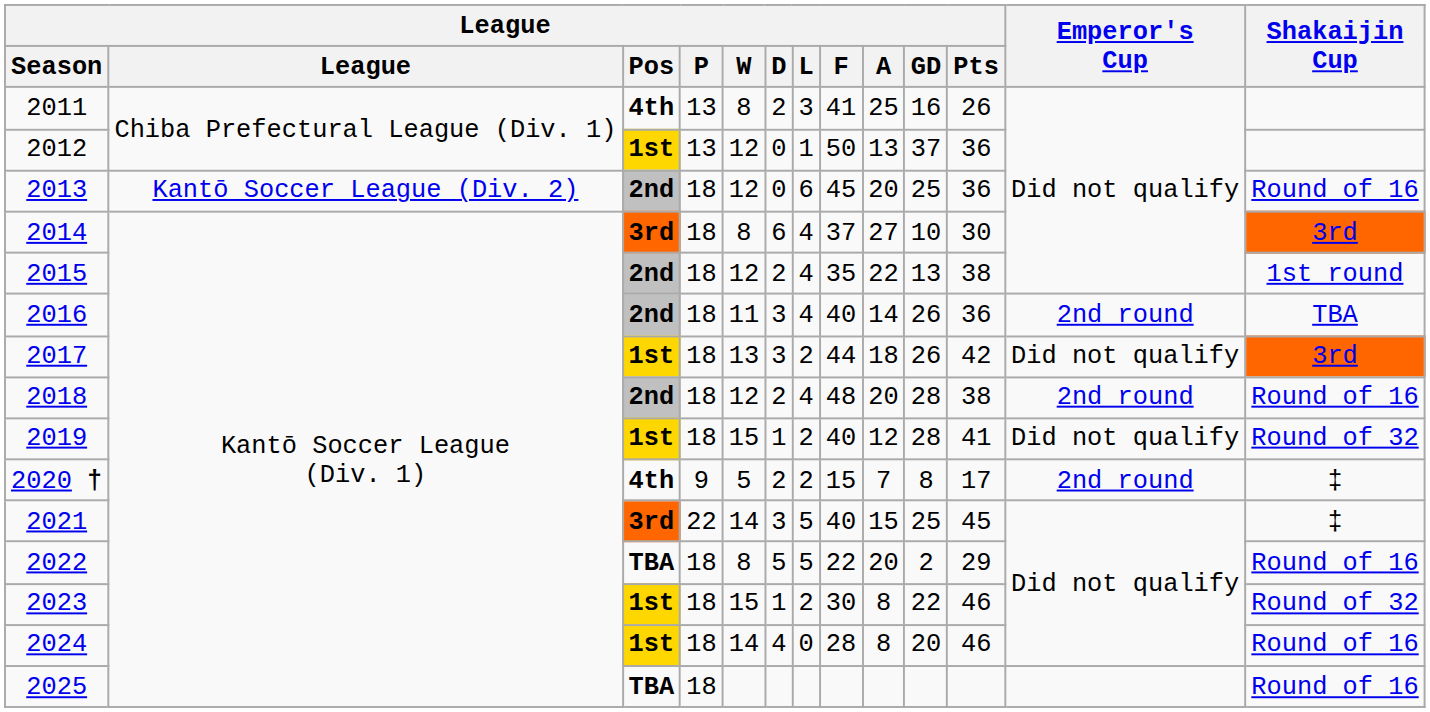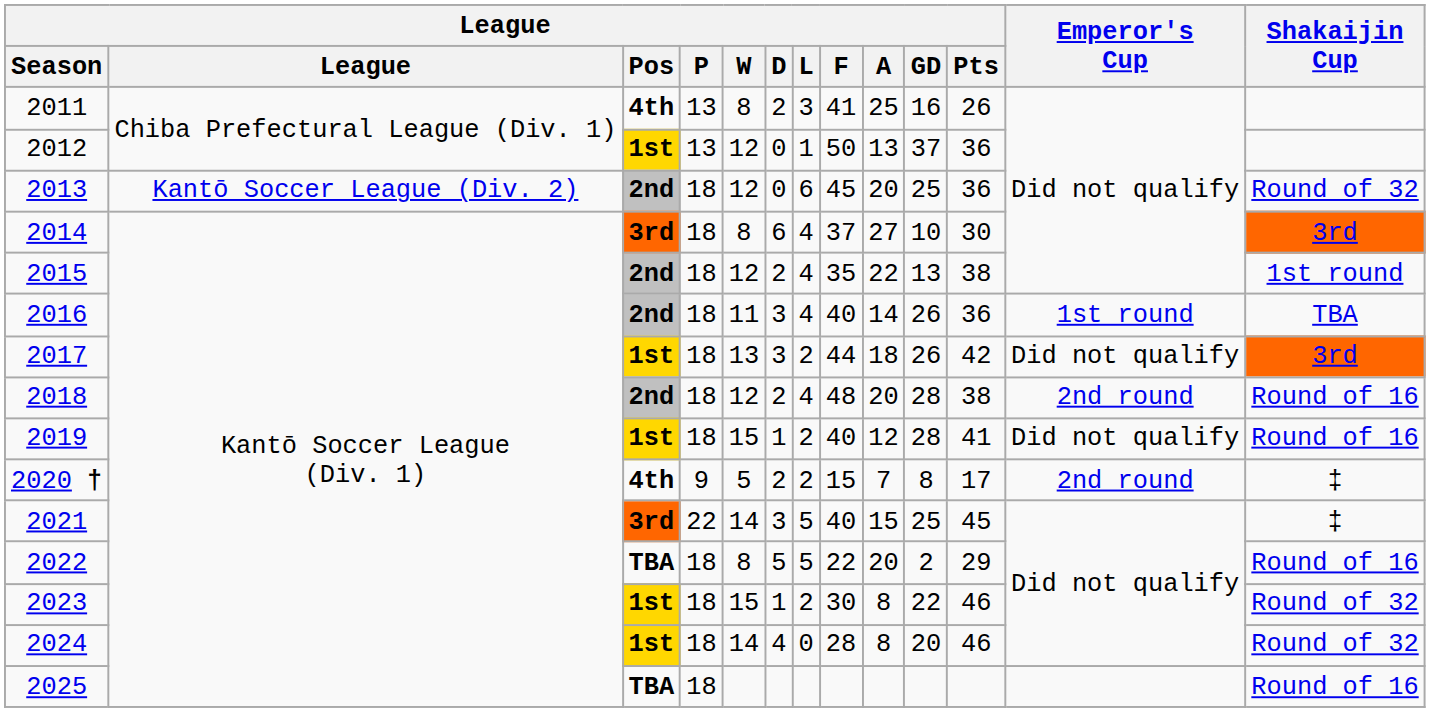(1335, 191) Round of 16 -> (1335, 191) Round of 32
(1125, 315) 2nd round -> (1125, 315) 1st round
(1335, 439) Round of 32 -> (1335, 439) Round of 16
(1335, 645) Round of 16 -> (1335, 645) Round of 32
